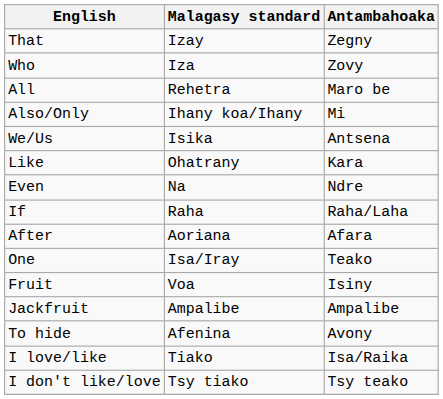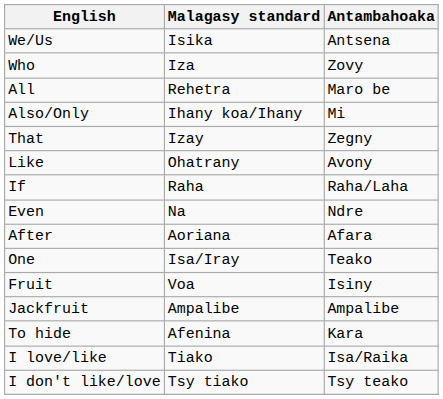rows swapped: (31, 139) <-> (26, 41)
(345, 163) Kara -> (350, 163) Avony
rows swapped: (26, 187) <-> (17, 212)
(350, 334) Avony -> (345, 334) Kara
